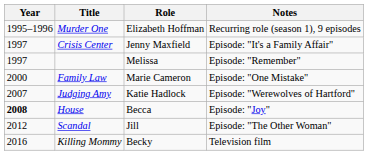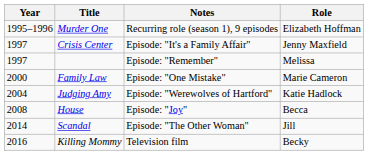columns swapped: (165, 12) <-> (285, 12)
(17, 93) 2007 -> (17, 93) 2004
(17, 110) bold -> (17, 110) normal
(17, 126) 2012 -> (17, 126) 2014
